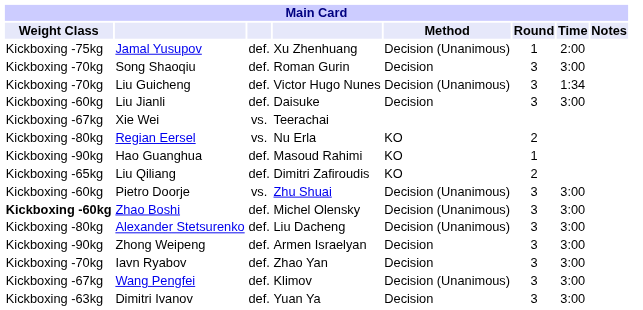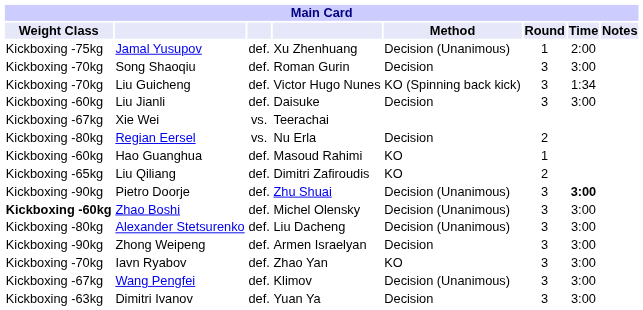(447, 84) Decision (Unanimous) -> (452, 84) KO (Spinning back kick)
(394, 138) KO -> (409, 138) Decision
(54, 156) Kickboxing -90kg -> (54, 156) Kickboxing -60kg
(54, 191) Kickboxing -60kg -> (54, 191) Kickboxing -90kg
(259, 191) vs. -> (259, 191) def.
(573, 191) normal -> (583, 191) bold
(409, 263) Decision -> (394, 263) KO
